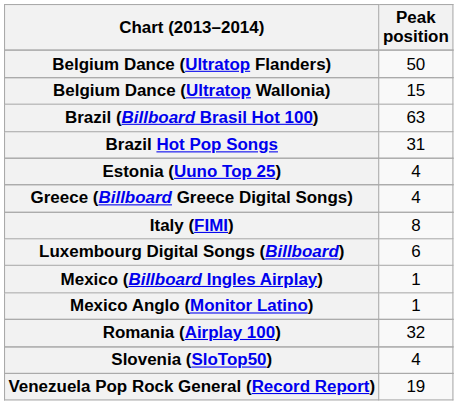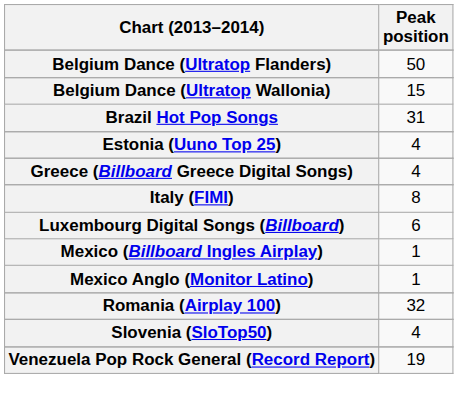- row: (192, 117)
